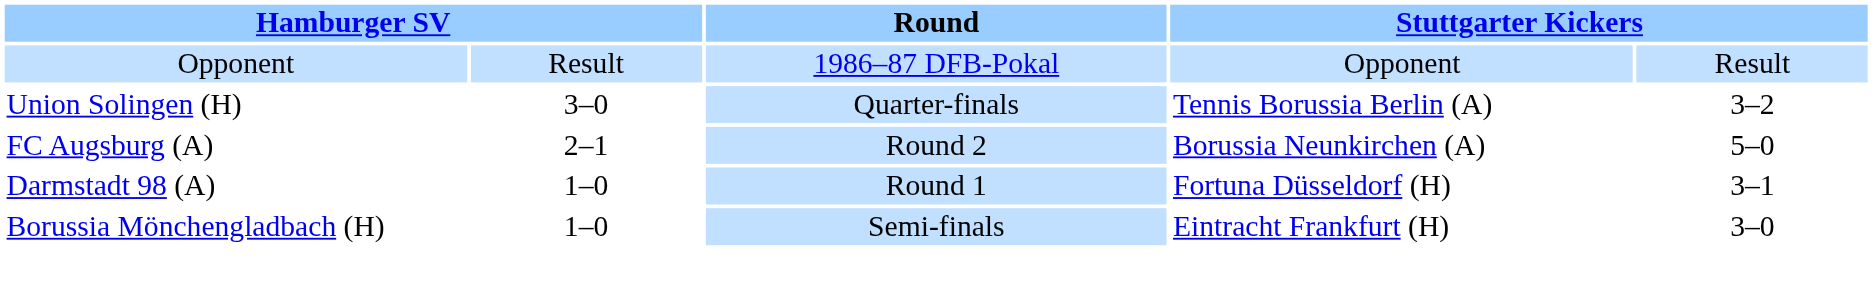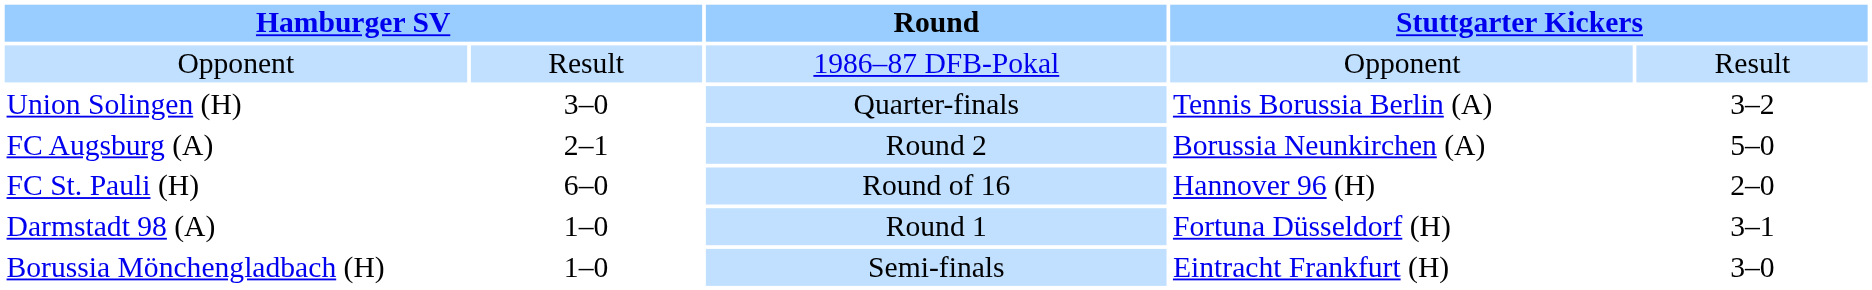+ row: (103, 185)
